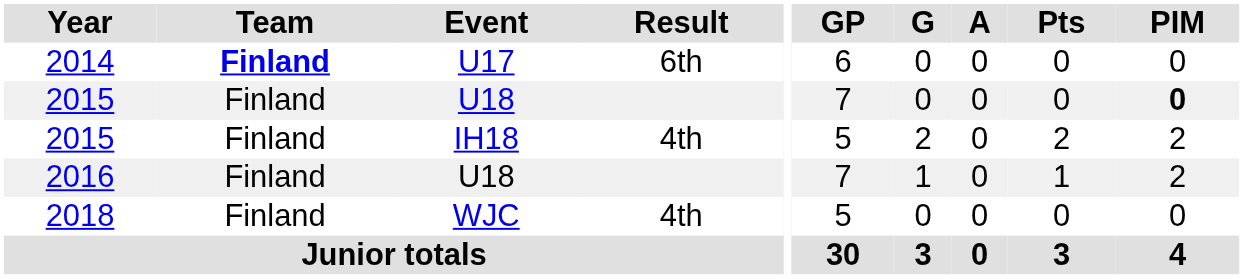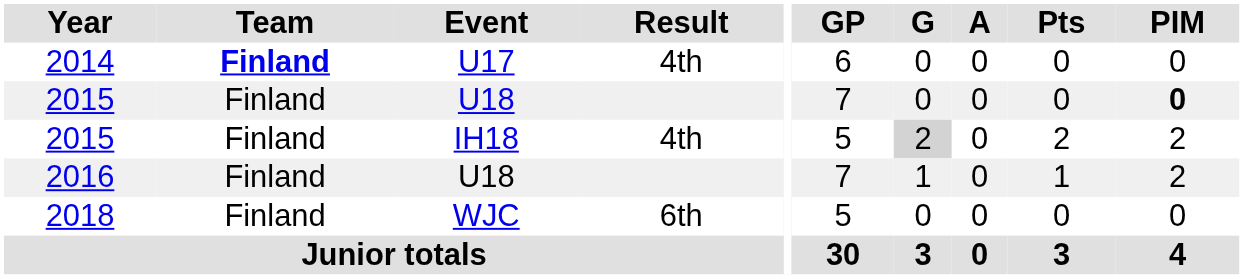(681, 61) 6th -> (681, 61) 4th
(923, 138) no background -> (923, 138) lightgrey background
(681, 215) 4th -> (681, 215) 6th
